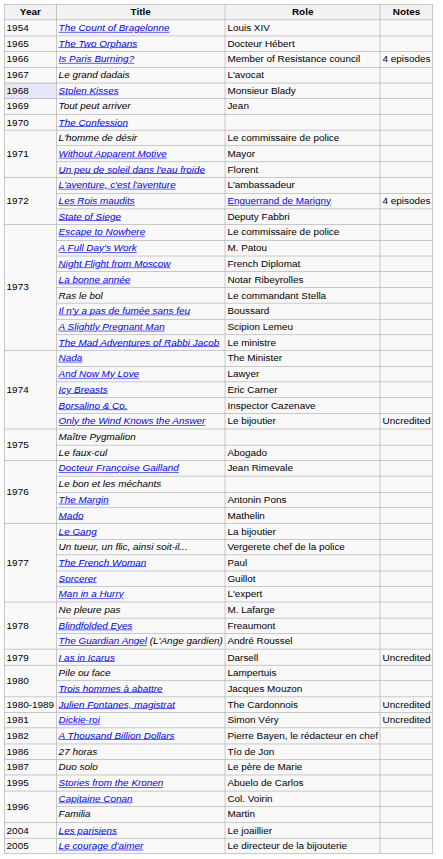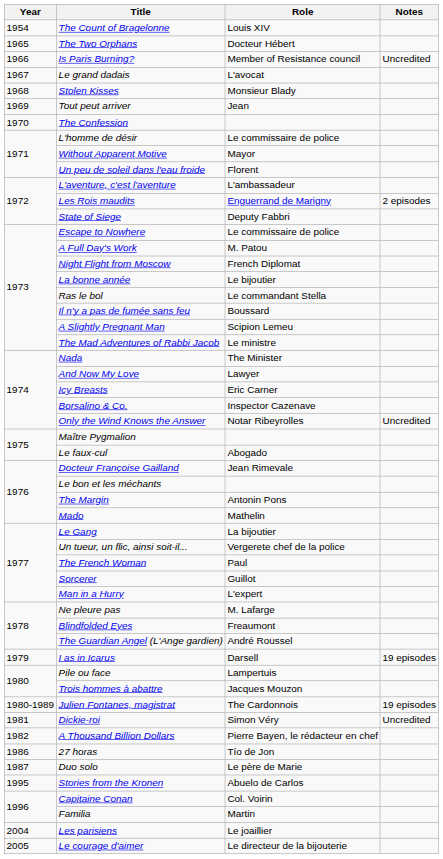(407, 59) 4 episodes -> (406, 59) Uncredited
(18, 91) lavender background -> (18, 91) no background
(407, 201) 4 episodes -> (407, 201) 2 episodes
(265, 279) Notar Ribeyrolles -> (252, 279) Le bijoutier
(252, 421) Le bijoutier -> (265, 421) Notar Ribeyrolles
(406, 657) Uncredited -> (409, 657) 19 episodes
(406, 704) Uncredited -> (409, 704) 19 episodes
